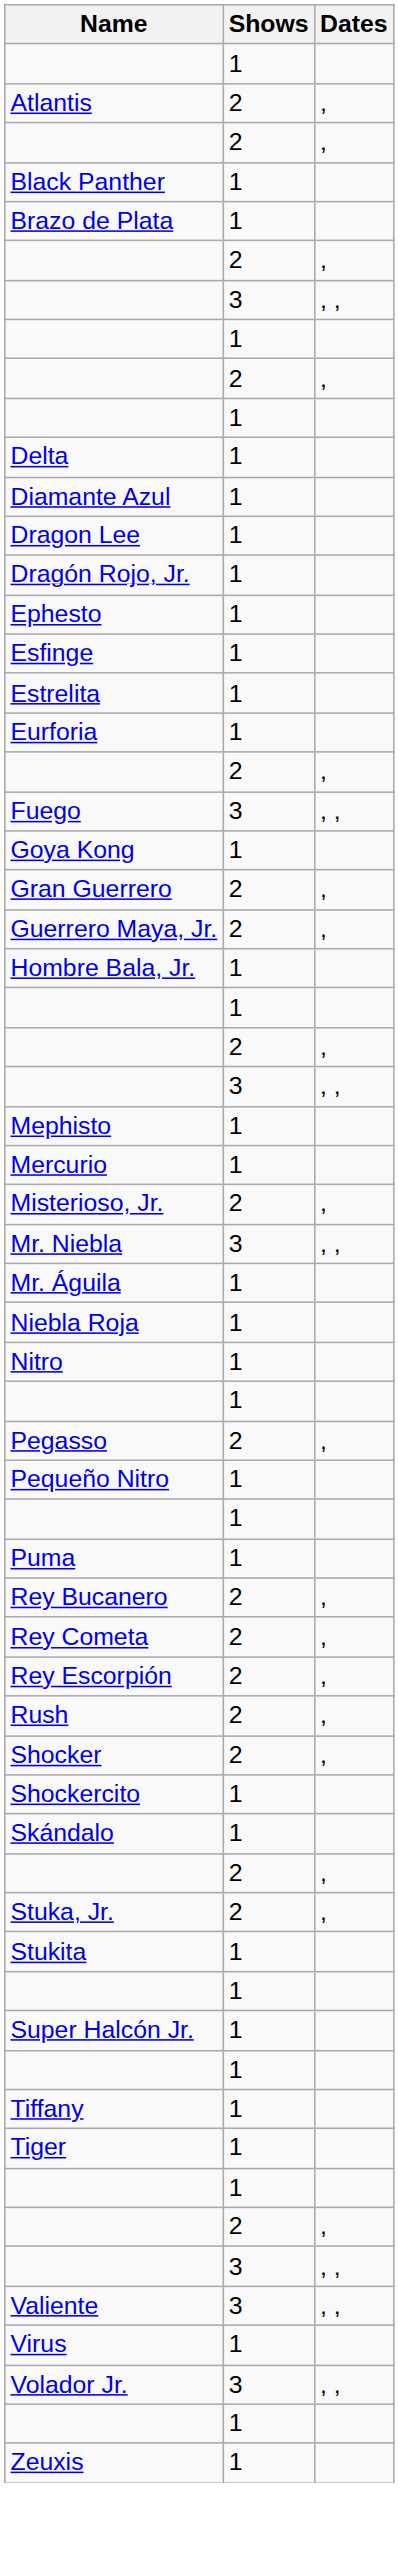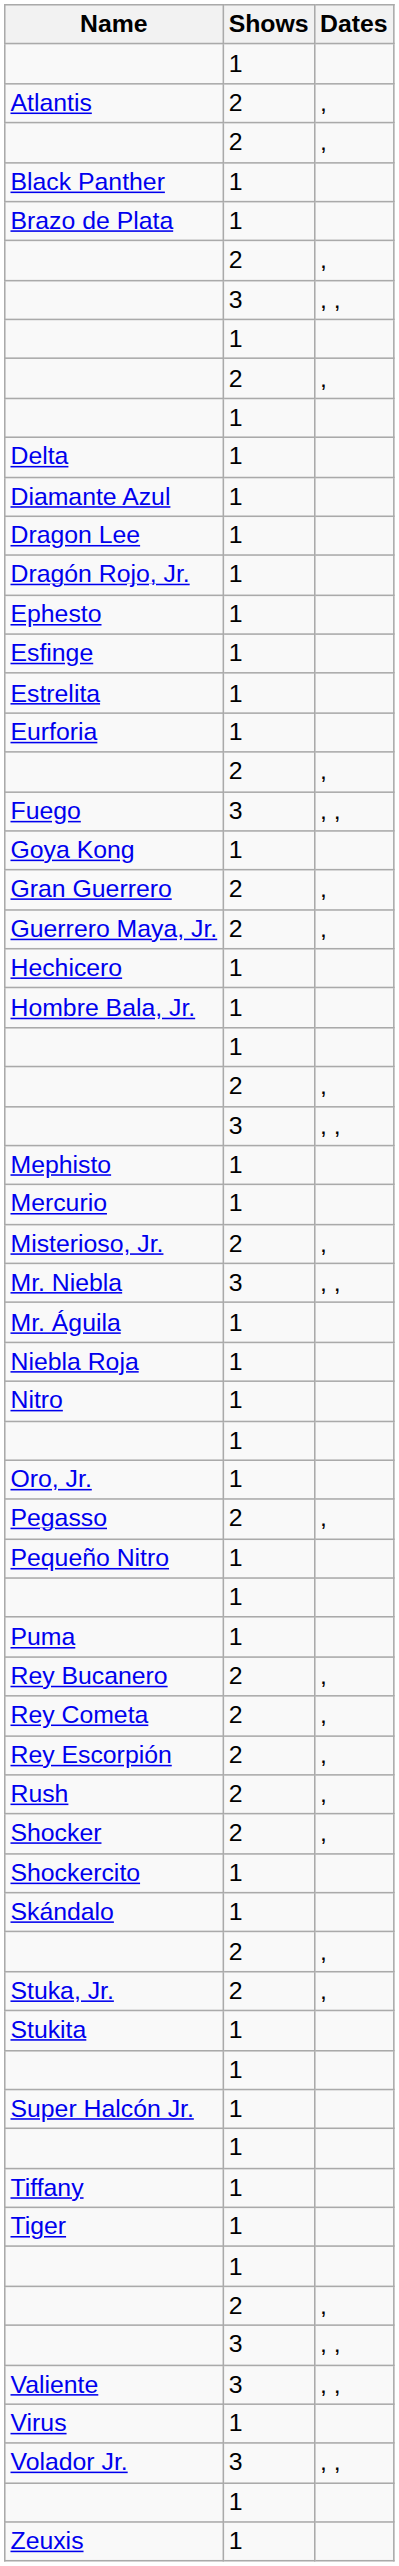+ row: (66, 968)
+ row: (51, 1479)
